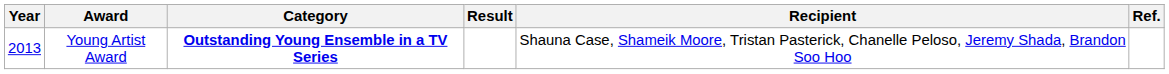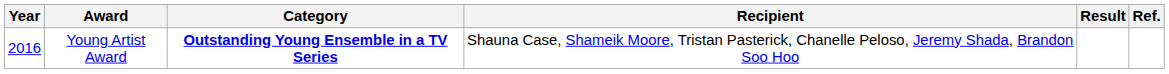columns swapped: (823, 16) <-> (490, 16)
(24, 48) 2013 -> (24, 48) 2016
